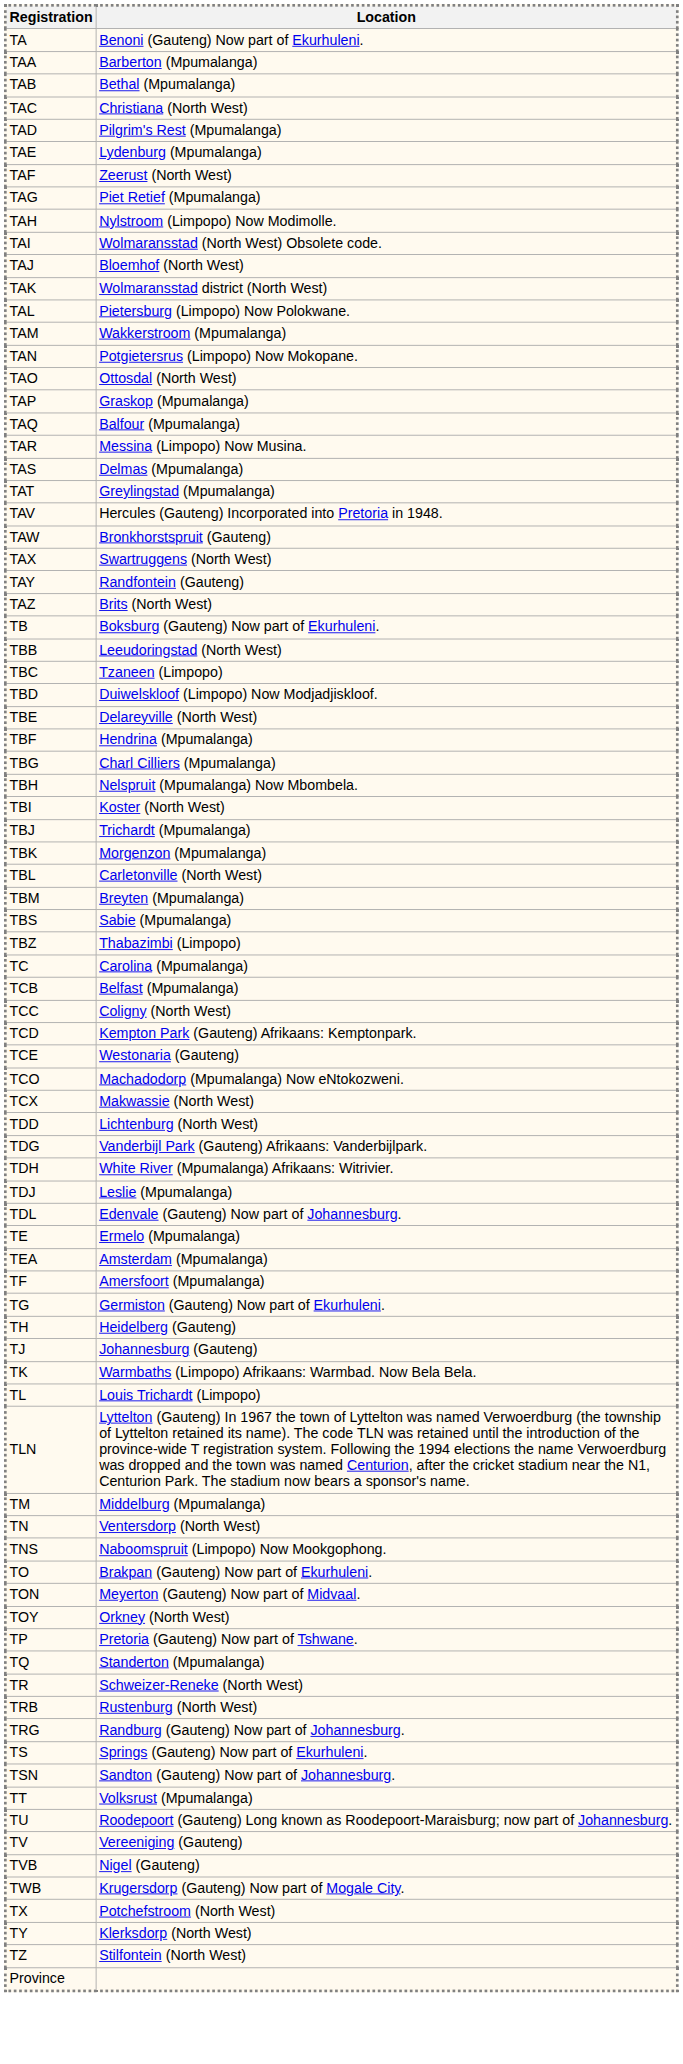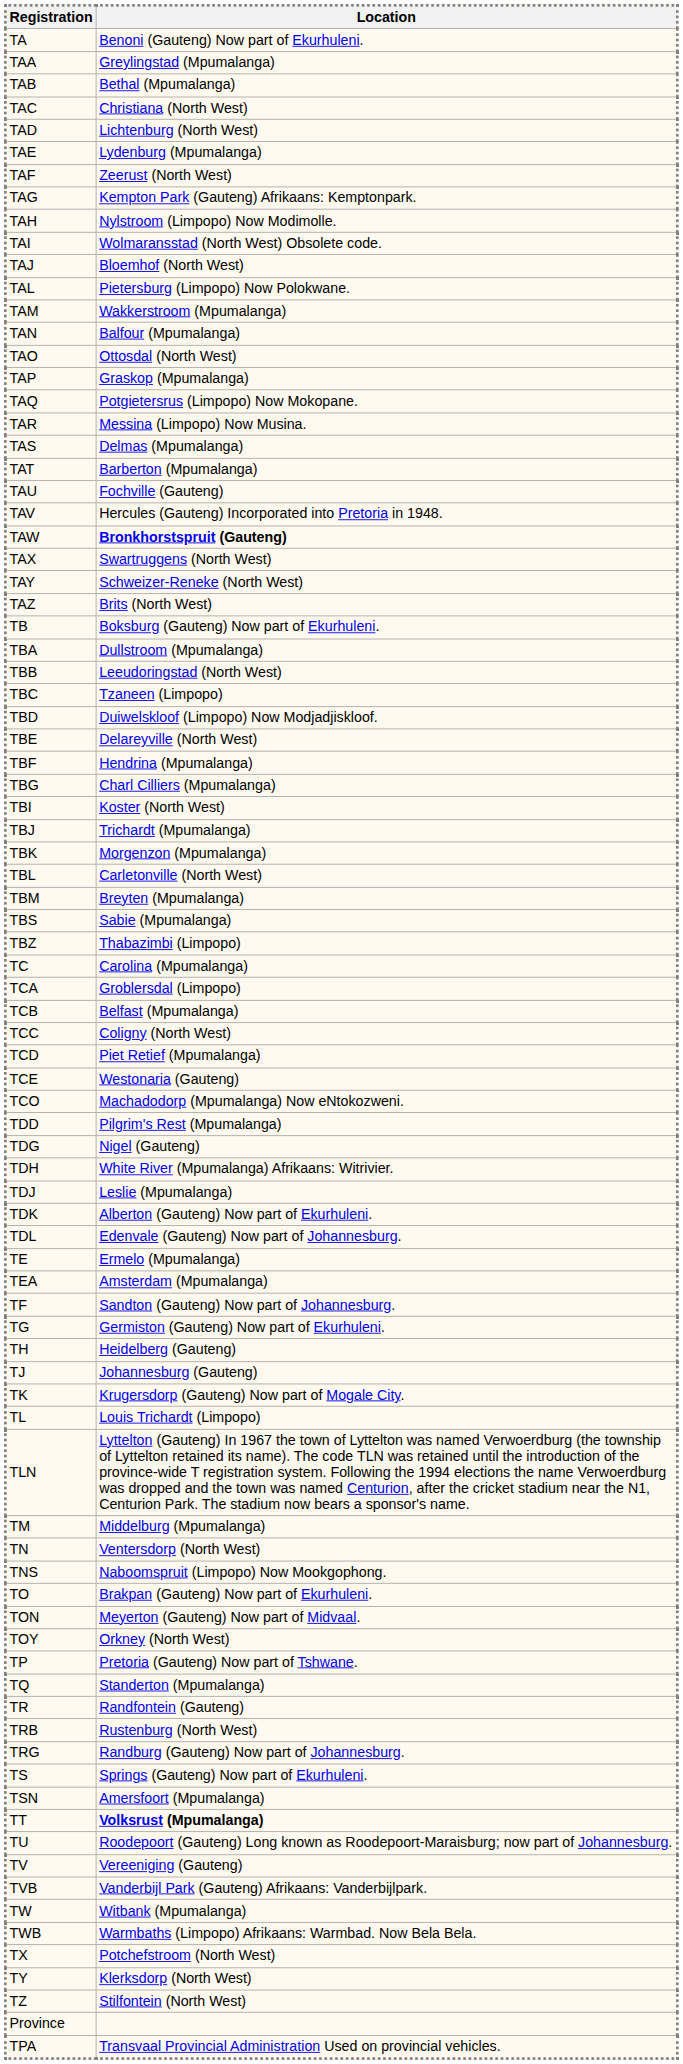(178, 62) Barberton (Mpumalanga) -> (187, 62) Greylingstad (Mpumalanga)
(190, 130) Pilgrim's Rest (Mpumalanga) -> (179, 130) Lichtenburg (North West)
(180, 198) Piet Retief (Mpumalanga) -> (258, 198) Kempton Park (Gauteng) Afrikaans: Kemptonpark.
- row: (23, 288)
(229, 356) Potgietersrus (Limpopo) Now Mokopane. -> (170, 333) Balfour (Mpumalanga)
(170, 424) Balfour (Mpumalanga) -> (229, 401) Potgietersrus (Limpopo) Now Mokopane.
(187, 491) Greylingstad (Mpumalanga) -> (178, 469) Barberton (Mpumalanga)
+ row: (23, 491)
(185, 536) normal -> (193, 536) bold
(172, 582) Randfontein (Gauteng) -> (201, 582) Schweizer-Reneke (North West)
+ row: (23, 649)
- row: (24, 785)
+ row: (24, 988)
(258, 1033) Kempton Park (Gauteng) Afrikaans: Kemptonpark. -> (180, 1056) Piet Retief (Mpumalanga)
- row: (24, 1101)
(179, 1124) Lichtenburg (North West) -> (190, 1124) Pilgrim's Rest (Mpumalanga)
(263, 1146) Vanderbijl Park (Gauteng) Afrikaans: Vanderbijlpark. -> (149, 1146) Nigel (Gauteng)
+ row: (24, 1214)
(182, 1282) Amersfoort (Mpumalanga) -> (247, 1304) Sandton (Gauteng) Now part of Johannesburg.
(288, 1372) Warmbaths (Limpopo) Afrikaans: Warmbad. Now Bela Bela. -> (252, 1395) Krugersdorp (Gauteng) Now part of Mogale City.
(201, 1685) Schweizer-Reneke (North West) -> (172, 1707) Randfontein (Gauteng)
(247, 1775) Sandton (Gauteng) Now part of Johannesburg. -> (182, 1798) Amersfoort (Mpumalanga)
(176, 1798) normal -> (181, 1820) bold
(149, 1865) Nigel (Gauteng) -> (263, 1888) Vanderbijl Park (Gauteng) Afrikaans: Vanderbijlpark.
+ row: (21, 1910)
(252, 1888) Krugersdorp (Gauteng) Now part of Mogale City. -> (288, 1933) Warmbaths (Limpopo) Afrikaans: Warmbad. Now Bela Bela.
+ row: (23, 2046)
